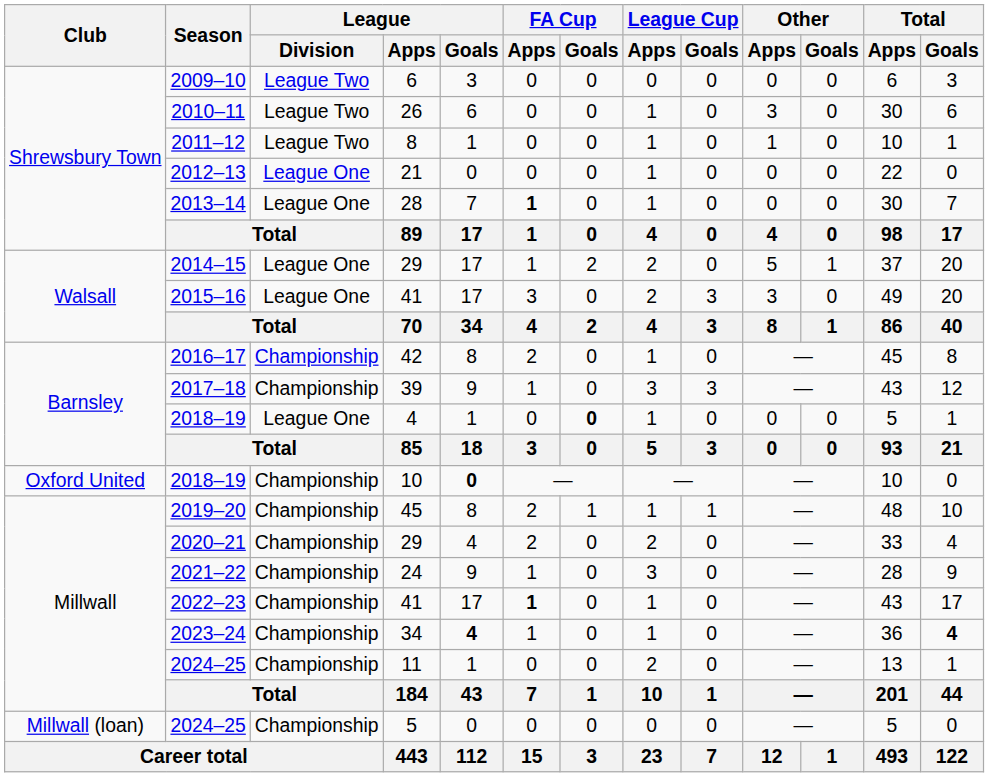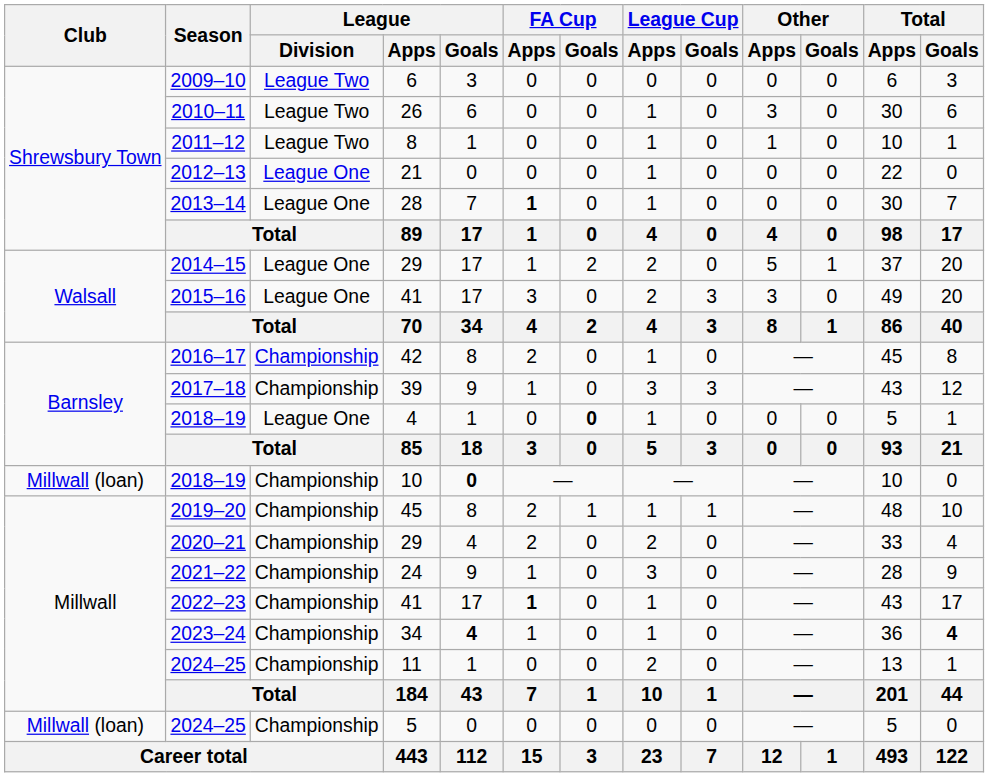(85, 480) Oxford United -> (85, 480) Millwall (loan)
